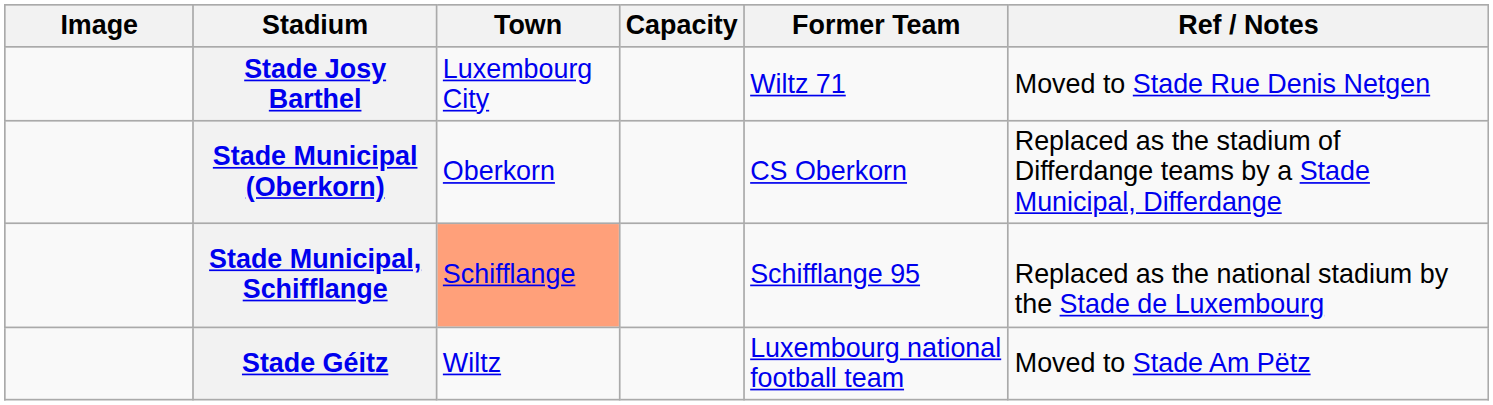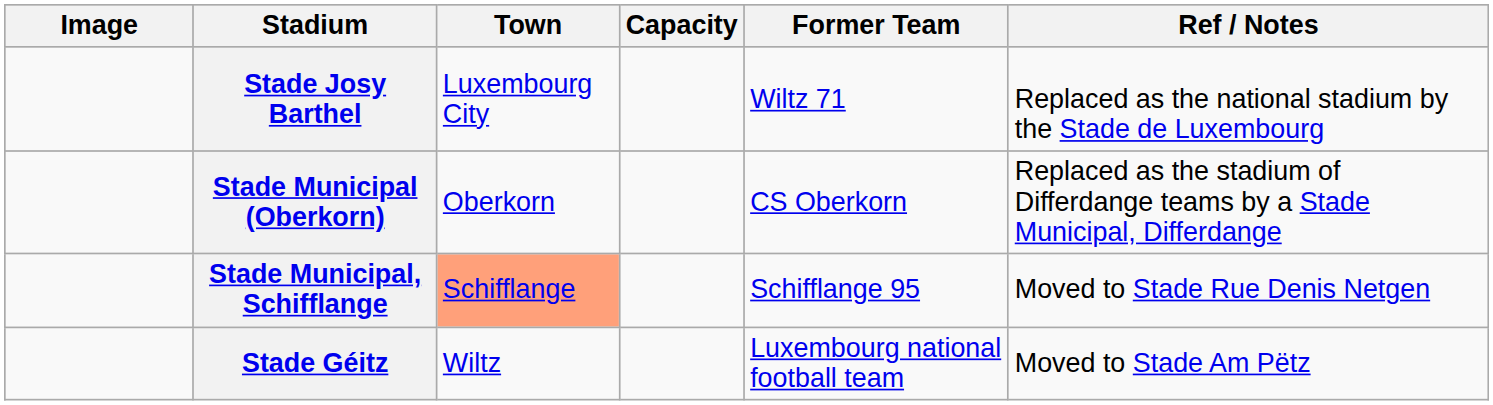(1222, 83) Moved to Stade Rue Denis Netgen -> (1231, 113) Replaced as the national stadium by the Stade de Luxembourg
(1231, 289) Replaced as the national stadium by the Stade de Luxembourg -> (1222, 289) Moved to Stade Rue Denis Netgen
